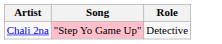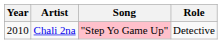+ column: (18, 13)
